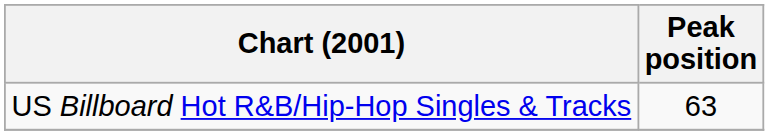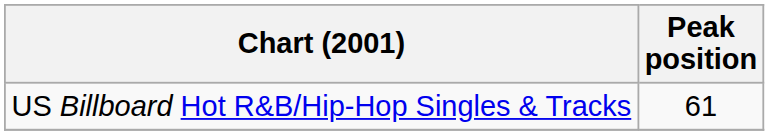(701, 105) 63 -> (701, 105) 61
